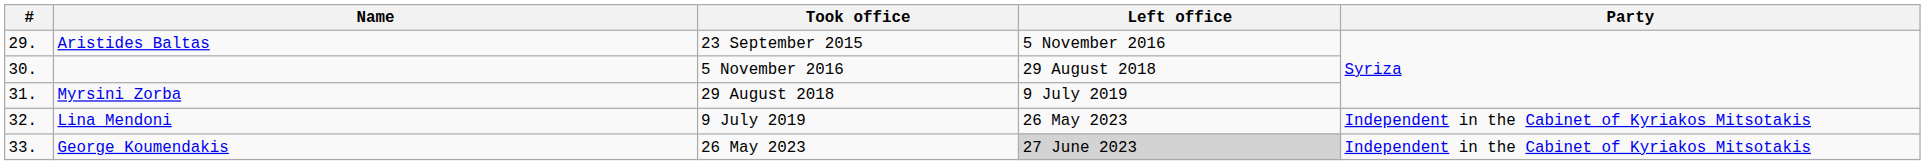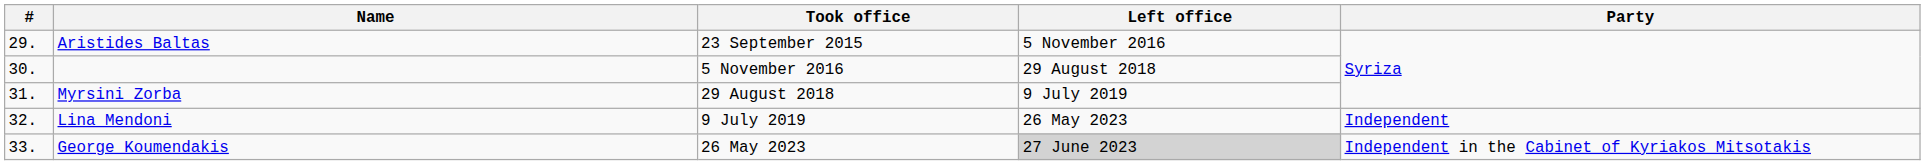(1578, 121) Independent in the Cabinet of Kyriakos Mitsotakis -> (1397, 121) Independent
